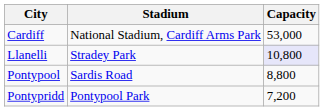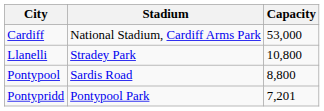(284, 55) lavender background -> (284, 55) no background
(281, 95) 7,200 -> (281, 95) 7,201
